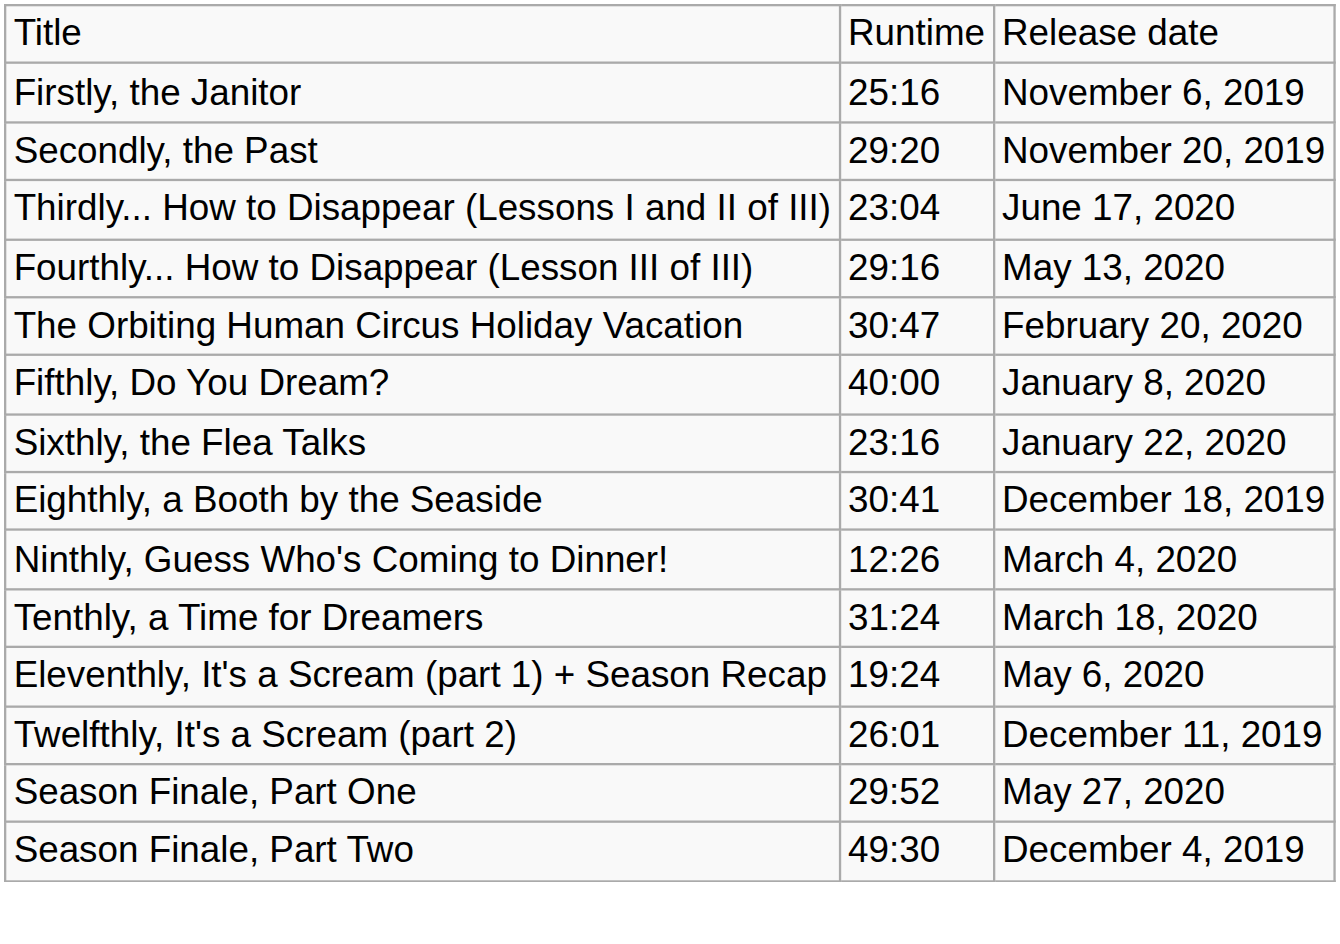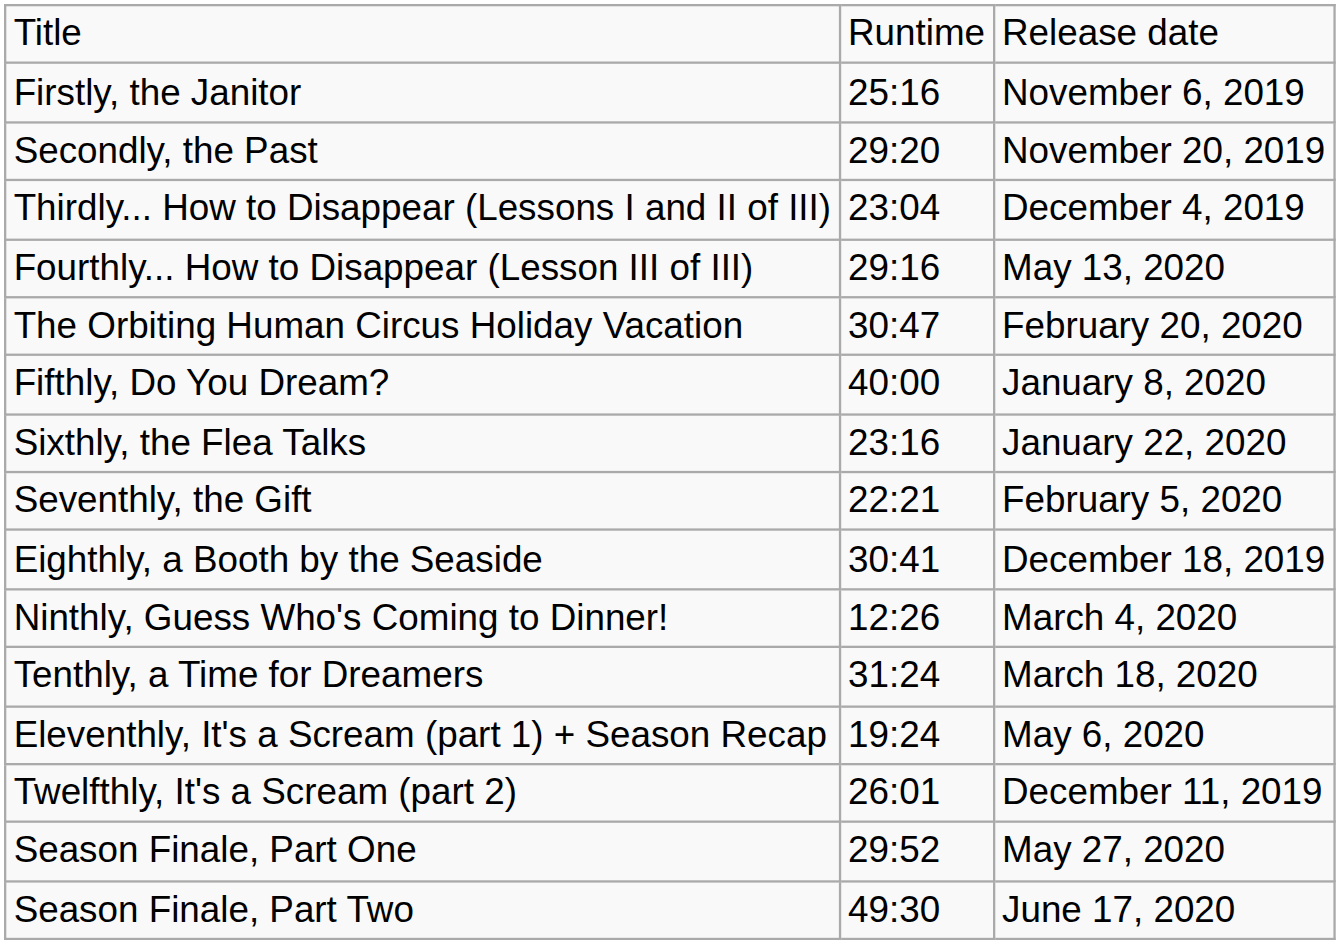(1119, 208) June 17, 2020 -> (1153, 208) December 4, 2019
+ row: (163, 500)
(1153, 850) December 4, 2019 -> (1119, 909) June 17, 2020
